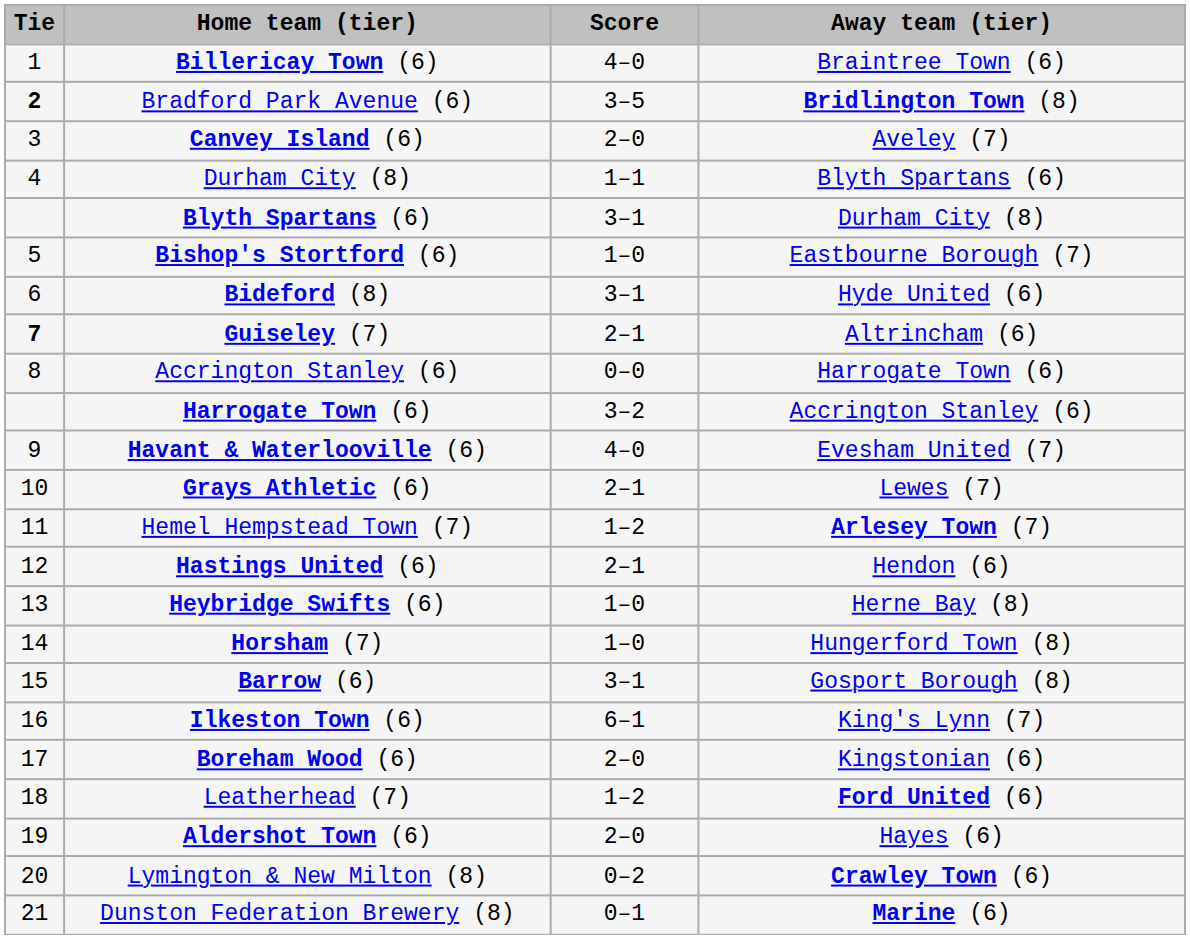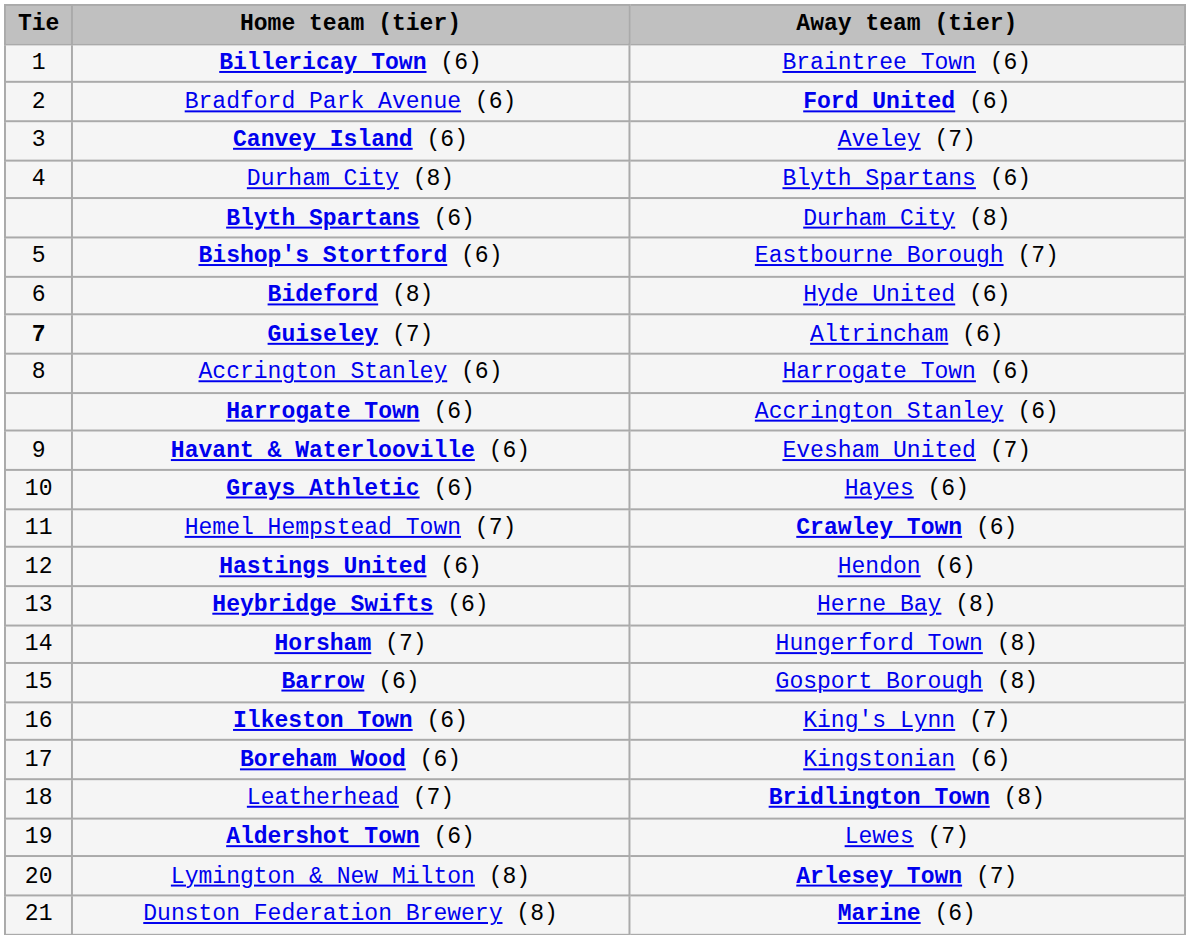- column: (624, 24)
(34, 101) bold -> (39, 101) normal
(942, 101) Bridlington Town (8) -> (907, 101) Ford United (6)
(942, 489) Lewes (7) -> (907, 489) Hayes (6)
(942, 527) Arlesey Town (7) -> (907, 527) Crawley Town (6)
(942, 798) Ford United (6) -> (907, 798) Bridlington Town (8)
(942, 837) Hayes (6) -> (907, 837) Lewes (7)
(942, 876) Crawley Town (6) -> (907, 876) Arlesey Town (7)
